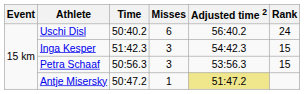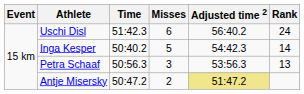(129, 32) 50:40.2 -> (129, 32) 51:42.3
(129, 48) 51:42.3 -> (129, 48) 50:40.2
(169, 48) 3 -> (169, 48) 5
(285, 48) 15 -> (285, 48) 14
(285, 65) 15 -> (285, 65) 13
(169, 81) 1 -> (169, 81) 2
